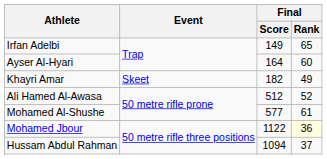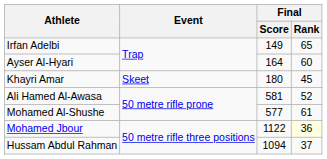(274, 79) 182 -> (274, 79) 180
(307, 79) 49 -> (307, 79) 45
(274, 96) 512 -> (274, 96) 581
